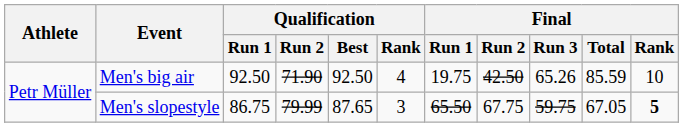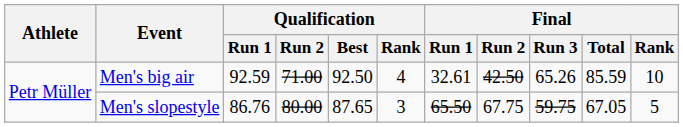(250, 77) 92.50 -> (250, 77) 92.59
(302, 77) 71.90 -> (302, 77) 71.00
(451, 77) 19.75 -> (451, 77) 32.61
(250, 107) 86.75 -> (250, 107) 86.76
(302, 107) 79.99 -> (302, 107) 80.00
(654, 107) bold -> (654, 107) normal
